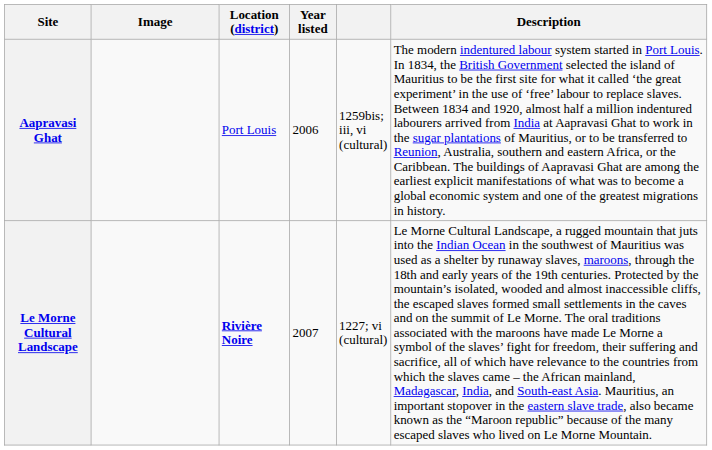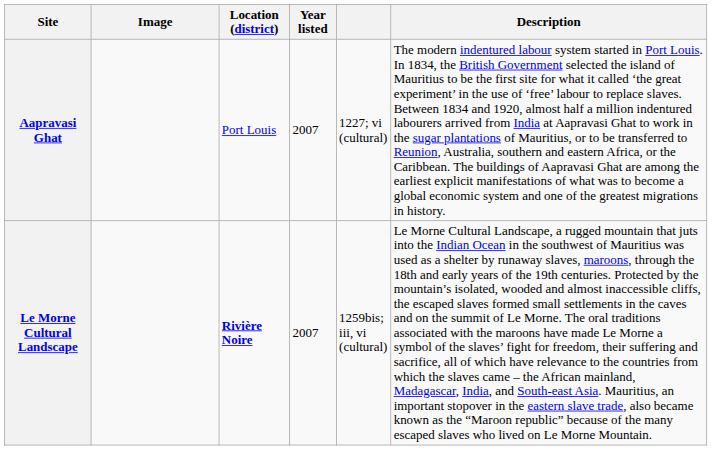(306, 130) 2006 -> (306, 130) 2007
(363, 130) 1259bis; iii, vi (cultural) -> (363, 130) 1227; vi (cultural)
(363, 332) 1227; vi (cultural) -> (363, 332) 1259bis; iii, vi (cultural)
